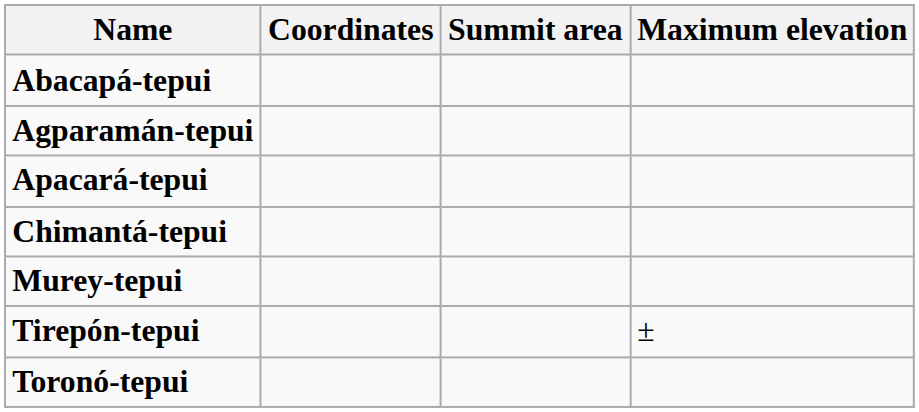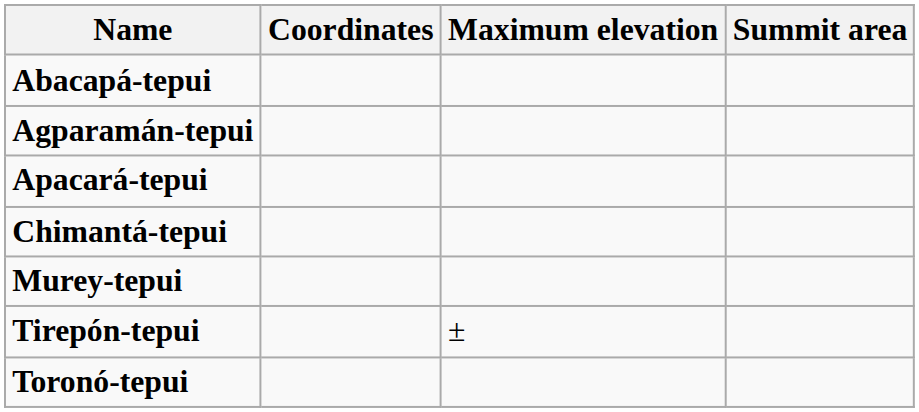columns swapped: (772, 29) <-> (535, 29)
